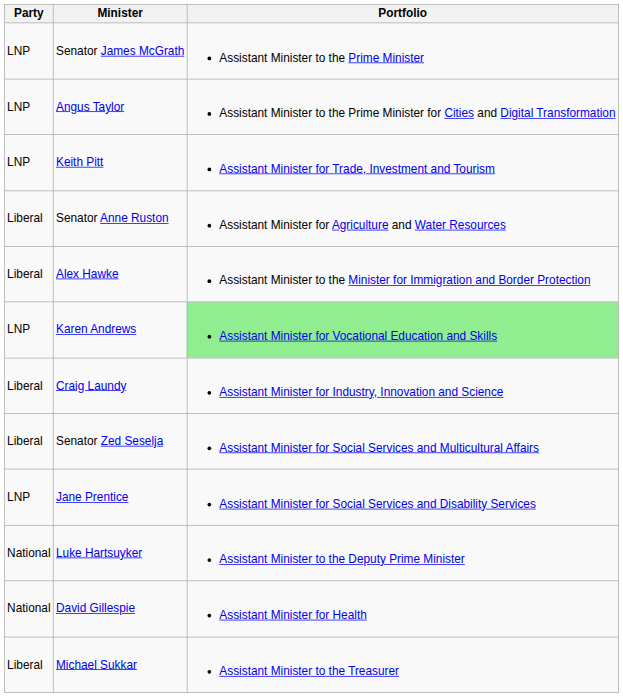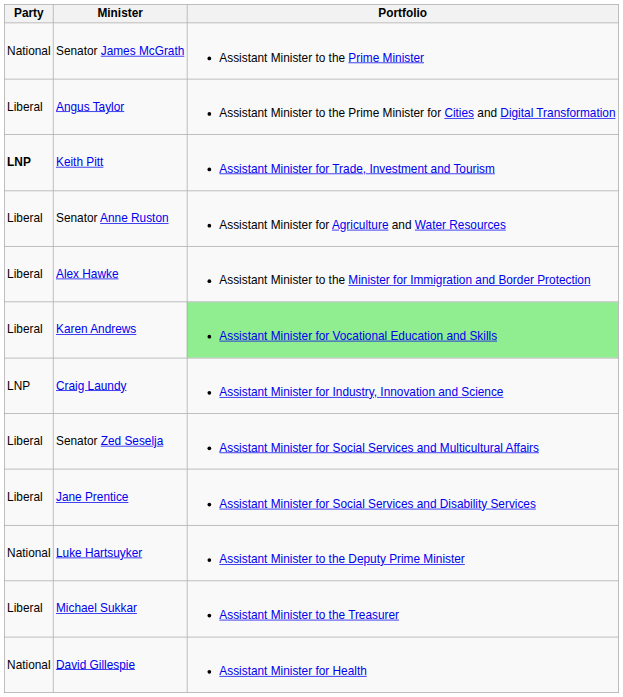(19, 51) LNP -> (29, 51) National
(19, 106) LNP -> (25, 106) Liberal
(19, 162) normal -> (19, 162) bold
(19, 330) LNP -> (25, 330) Liberal
(25, 385) Liberal -> (19, 385) LNP
(19, 497) LNP -> (25, 497) Liberal
rows swapped: (95, 608) <-> (96, 664)
